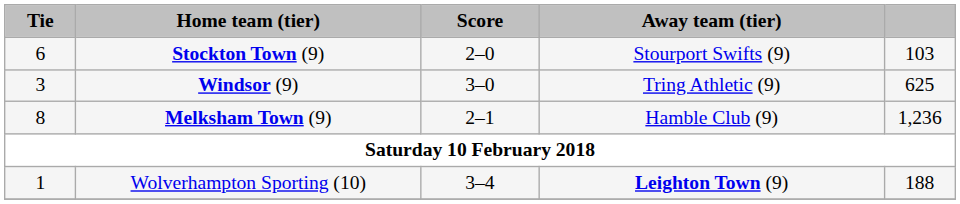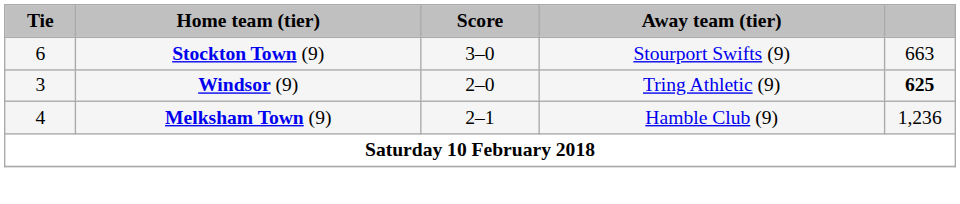(480, 53) 2–0 -> (480, 53) 3–0
(920, 53) 103 -> (920, 53) 663
(480, 85) 3–0 -> (480, 85) 2–0
(920, 85) normal -> (920, 85) bold
(40, 117) 8 -> (40, 117) 4
- row: (248, 182)
